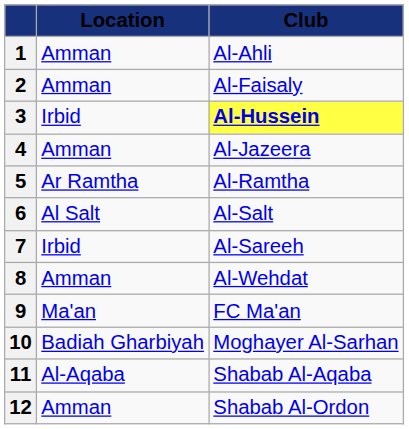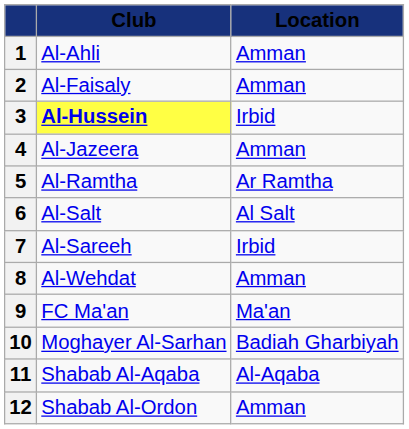columns swapped: (306, 20) <-> (123, 20)
